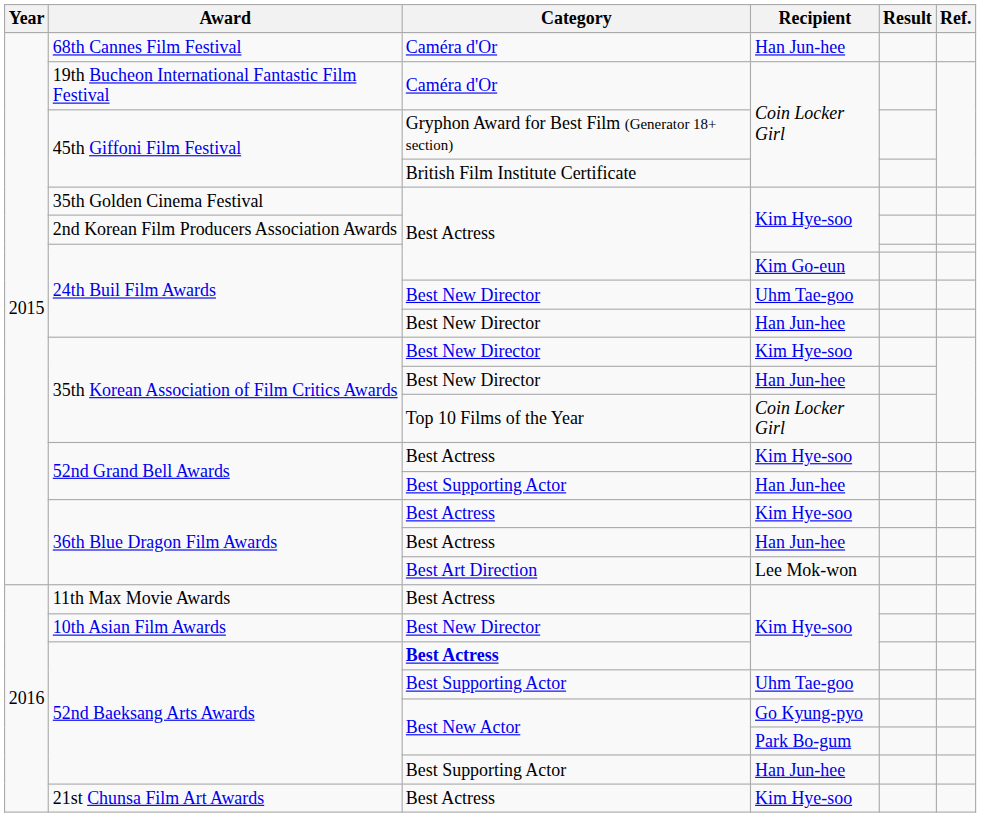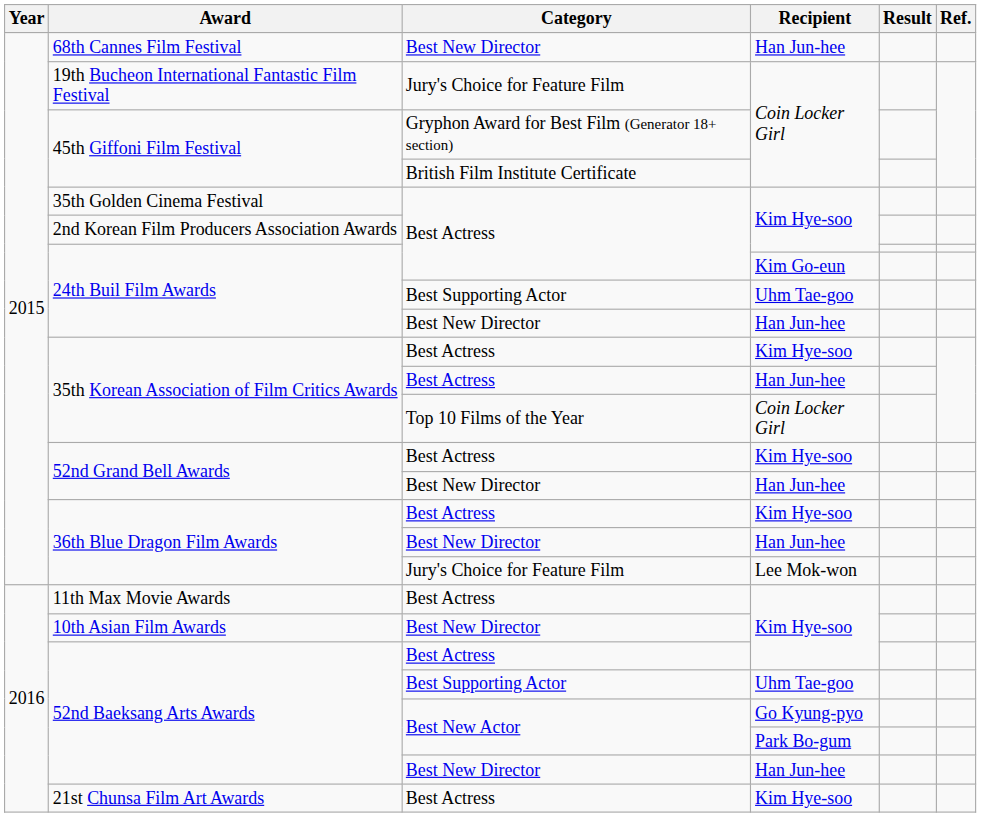(452, 47) Caméra d'Or -> (473, 47) Best New Director
(452, 85) Caméra d'Or -> (515, 85) Jury's Choice for Feature Film
(473, 294) Best New Director -> (486, 294) Best Supporting Actor
(473, 351) Best New Director -> (450, 351) Best Actress
(473, 379) Best New Director -> (450, 379) Best Actress
(486, 485) Best Supporting Actor -> (473, 485) Best New Director
(450, 542) Best Actress -> (473, 542) Best New Director
(472, 570) Best Art Direction -> (515, 570) Jury's Choice for Feature Film
(452, 655) bold -> (450, 655) normal
(486, 769) Best Supporting Actor -> (473, 769) Best New Director
